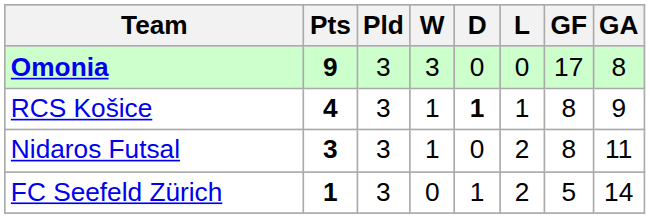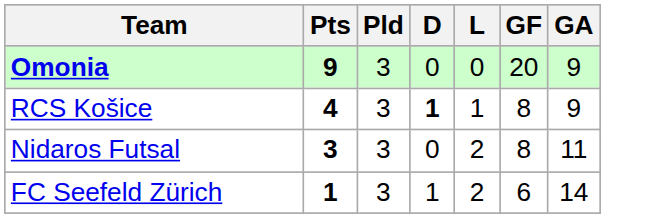- column: (432, 25)
(569, 66) 17 -> (524, 66) 20
(619, 66) 8 -> (574, 66) 9
(569, 191) 5 -> (524, 191) 6
